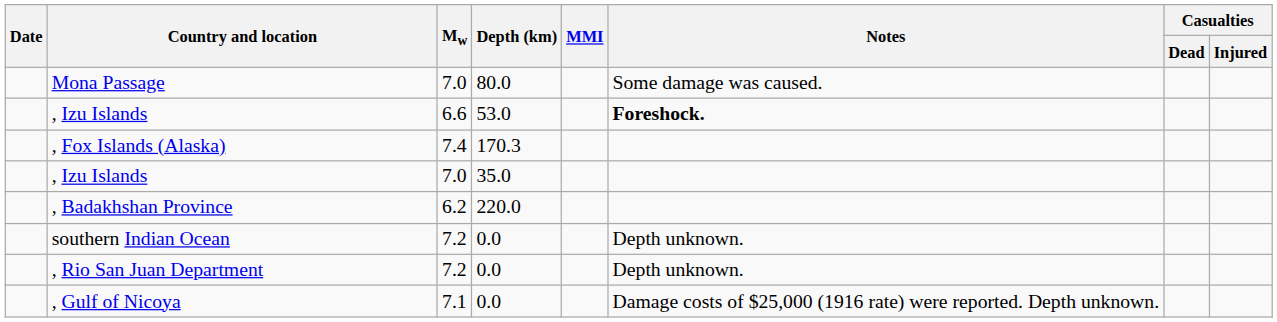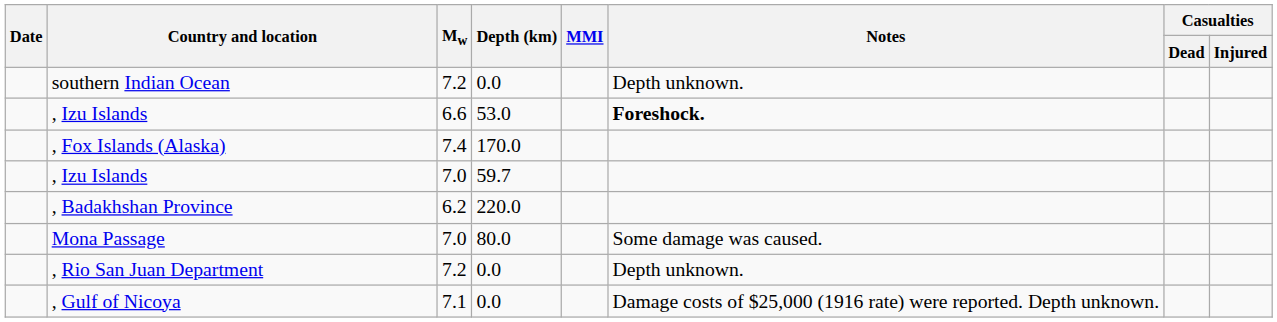rows swapped: (141, 238) <-> (108, 82)
(499, 144) 170.3 -> (499, 144) 170.0
(494, 176) 35.0 -> (494, 176) 59.7
